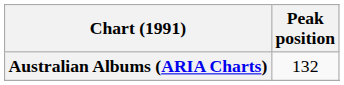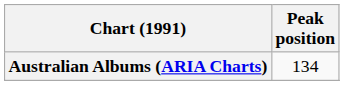(305, 66) 132 -> (305, 66) 134
